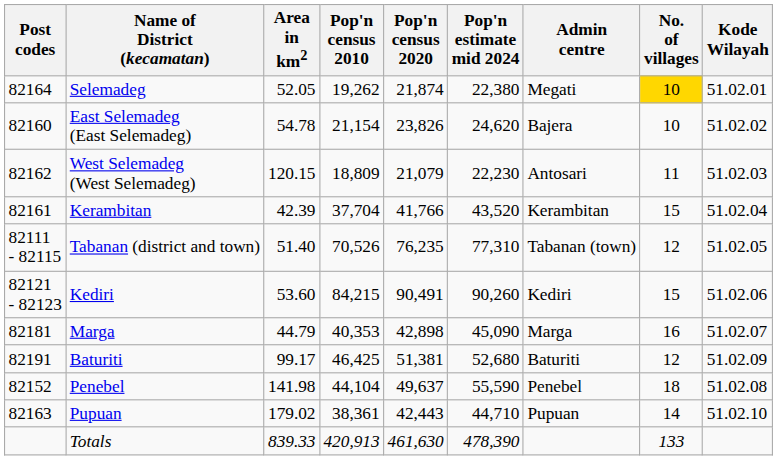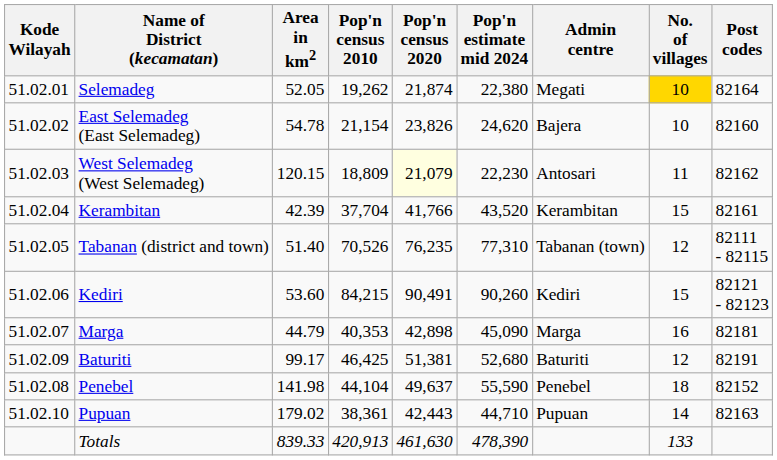columns swapped: (738, 39) <-> (35, 39)
(420, 173) no background -> (429, 173) lightyellow background
